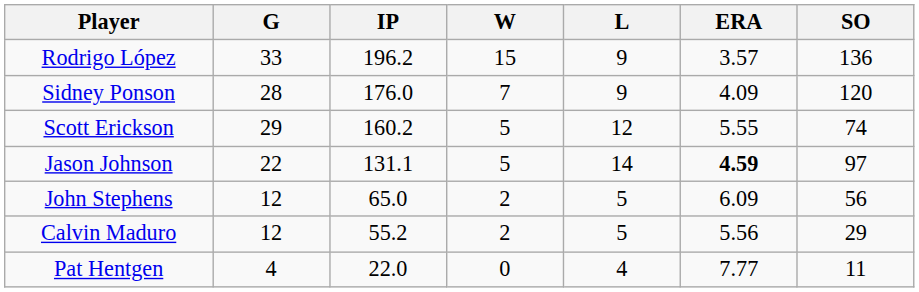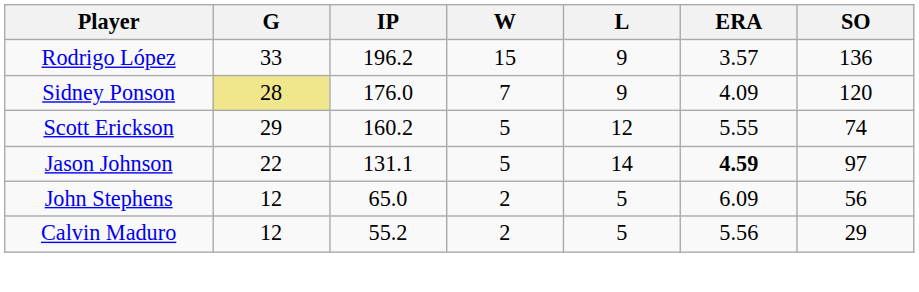(271, 92) no background -> (271, 92) khaki background
- row: (109, 269)
